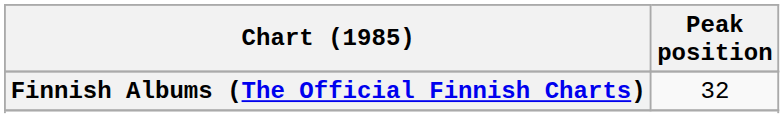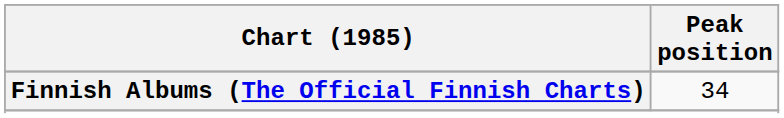(715, 91) 32 -> (715, 91) 34
